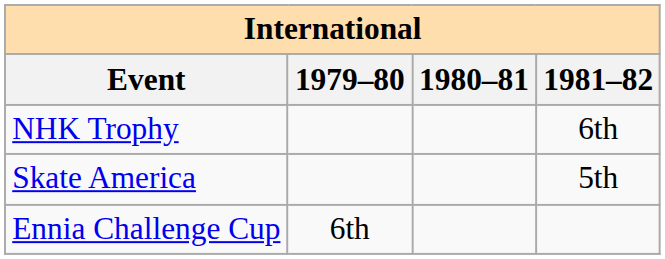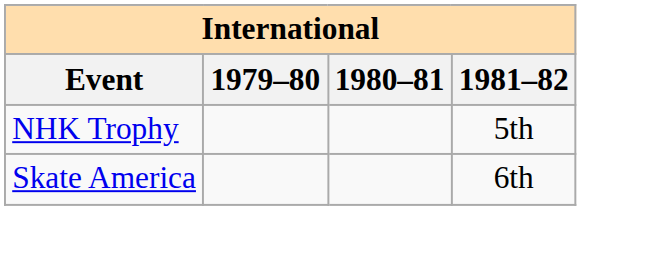(598, 128) 6th -> (514, 128) 5th
(598, 178) 5th -> (514, 178) 6th
- row: (146, 228)
